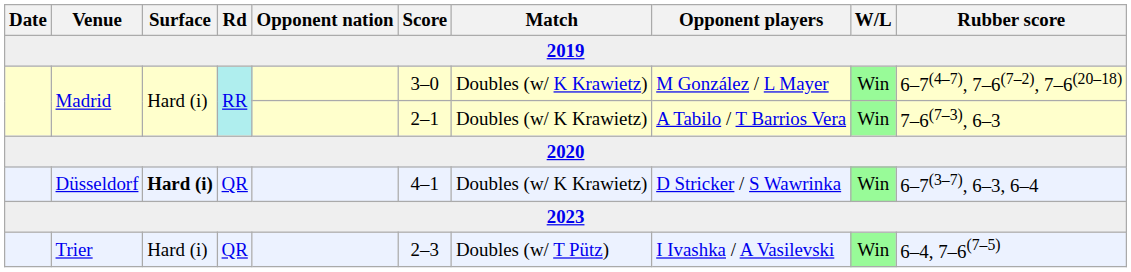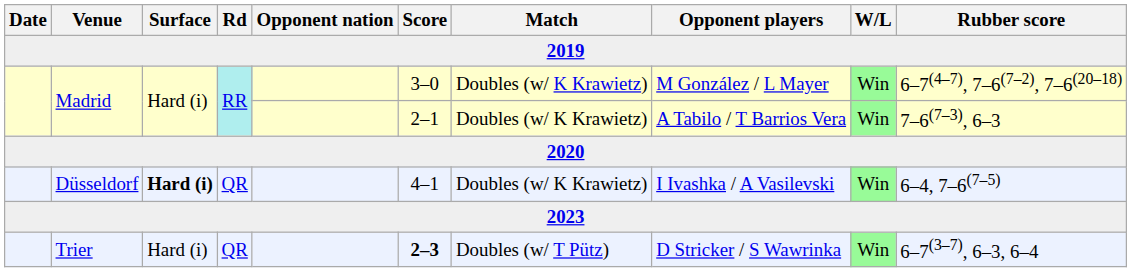(749, 184) D Stricker / S Wawrinka -> (745, 184) I Ivashka / A Vasilevski
(969, 184) 6–7(3–7), 6–3, 6–4 -> (950, 184) 6–4, 7–6(7–5)
(425, 250) normal -> (425, 250) bold
(745, 250) I Ivashka / A Vasilevski -> (749, 250) D Stricker / S Wawrinka
(950, 250) 6–4, 7–6(7–5) -> (969, 250) 6–7(3–7), 6–3, 6–4
